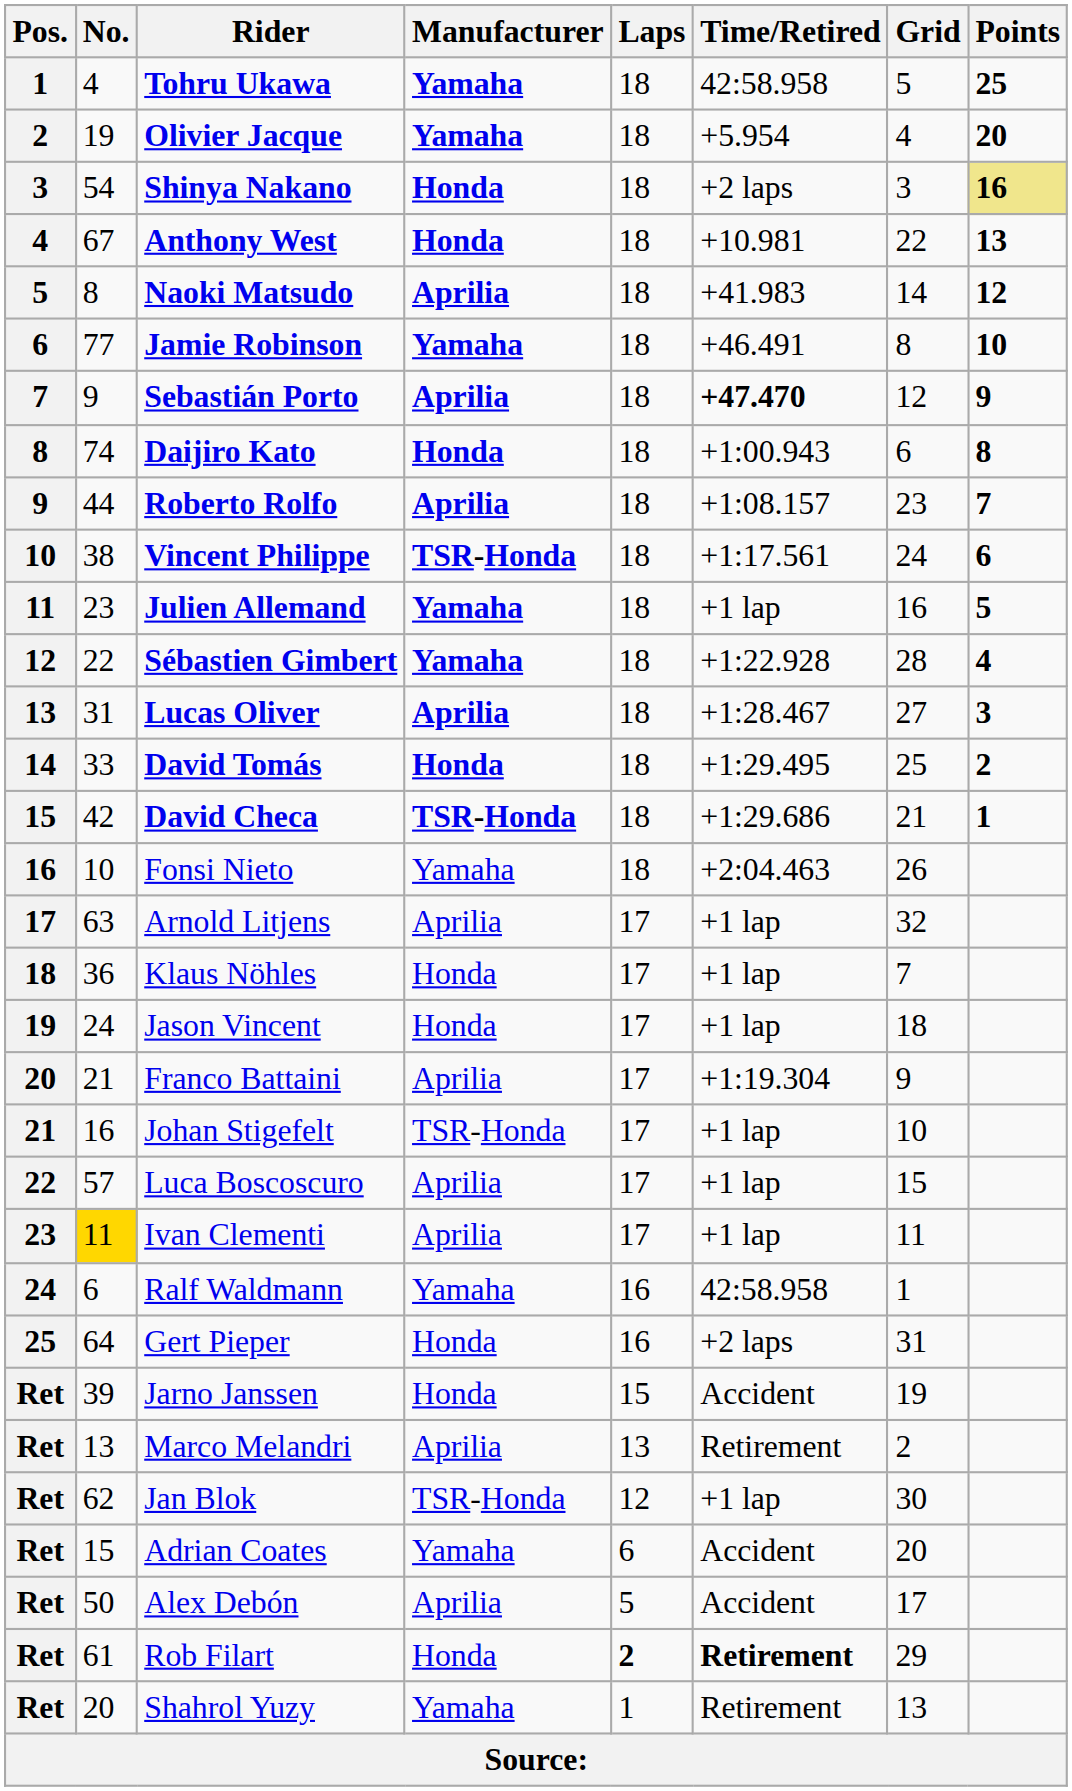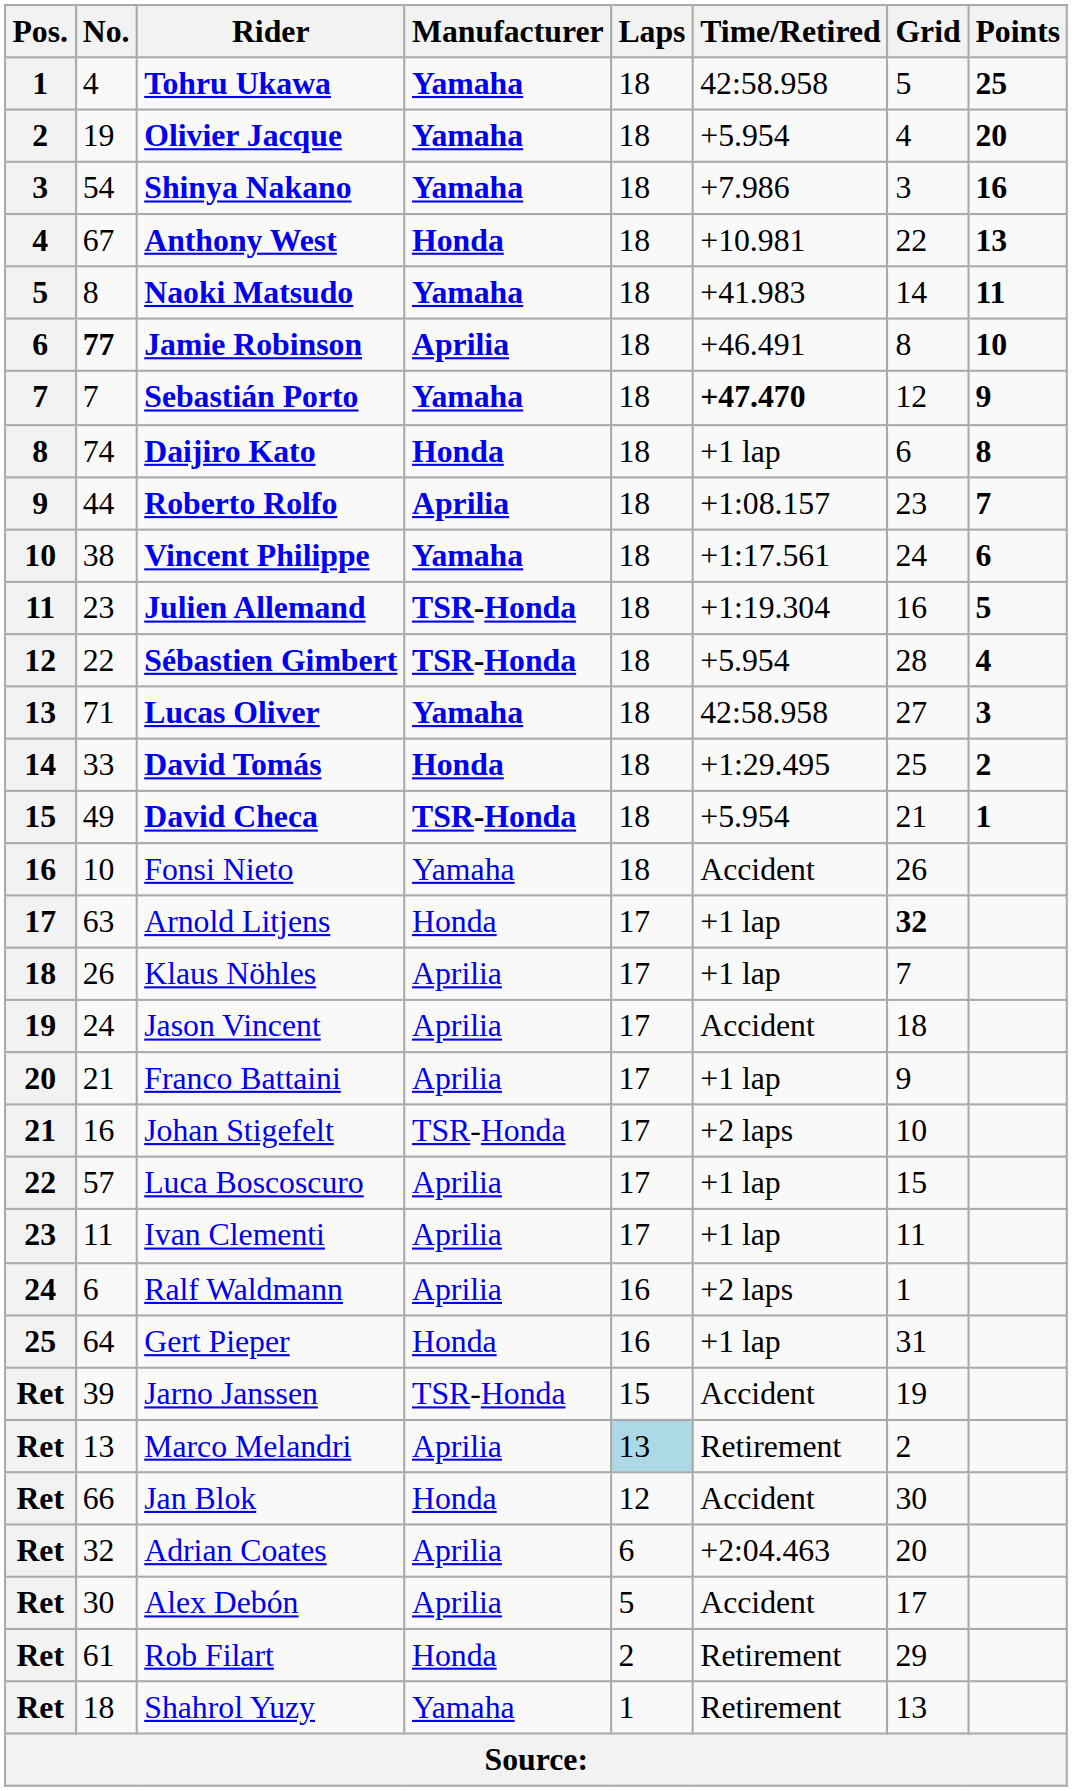(458, 188) Honda -> (468, 188) Yamaha
(747, 188) +2 laps -> (745, 188) +7.986
(991, 188) khaki background -> (991, 188) no background
(461, 292) Aprilia -> (468, 292) Yamaha
(991, 292) 12 -> (990, 292) 11
(99, 345) normal -> (99, 345) bold
(468, 345) Yamaha -> (461, 345) Aprilia
(91, 397) 9 -> (91, 397) 7
(461, 397) Aprilia -> (468, 397) Yamaha
(765, 449) +1:00.943 -> (740, 449) +1 lap
(494, 554) TSR-Honda -> (468, 554) Yamaha
(468, 607) Yamaha -> (494, 607) TSR-Honda
(740, 607) +1 lap -> (765, 607) +1:19.304
(468, 659) Yamaha -> (494, 659) TSR-Honda
(765, 659) +1:22.928 -> (745, 659) +5.954
(99, 711) 31 -> (99, 711) 71
(461, 711) Aprilia -> (468, 711) Yamaha
(765, 711) +1:28.467 -> (764, 711) 42:58.958
(99, 816) 42 -> (99, 816) 49
(765, 816) +1:29.686 -> (745, 816) +5.954
(765, 868) +2:04.463 -> (758, 868) Accident
(457, 921) Aprilia -> (454, 921) Honda
(911, 921) normal -> (911, 921) bold
(99, 973) 36 -> (99, 973) 26
(454, 973) Honda -> (457, 973) Aprilia
(454, 1026) Honda -> (457, 1026) Aprilia
(740, 1026) +1 lap -> (758, 1026) Accident
(765, 1078) +1:19.304 -> (740, 1078) +1 lap
(740, 1130) +1 lap -> (747, 1130) +2 laps
(98, 1235) gold background -> (98, 1235) no background
(463, 1288) Yamaha -> (457, 1288) Aprilia
(764, 1288) 42:58.958 -> (747, 1288) +2 laps
(747, 1340) +2 laps -> (740, 1340) +1 lap
(454, 1392) Honda -> (489, 1392) TSR-Honda
(634, 1445) no background -> (634, 1445) lightblue background
(99, 1497) 62 -> (99, 1497) 66
(489, 1497) TSR-Honda -> (454, 1497) Honda
(740, 1497) +1 lap -> (758, 1497) Accident
(99, 1549) 15 -> (99, 1549) 32
(463, 1549) Yamaha -> (457, 1549) Aprilia
(758, 1549) Accident -> (765, 1549) +2:04.463
(99, 1602) 50 -> (99, 1602) 30
(626, 1654) bold -> (626, 1654) normal
(777, 1654) bold -> (771, 1654) normal
(99, 1707) 20 -> (99, 1707) 18
